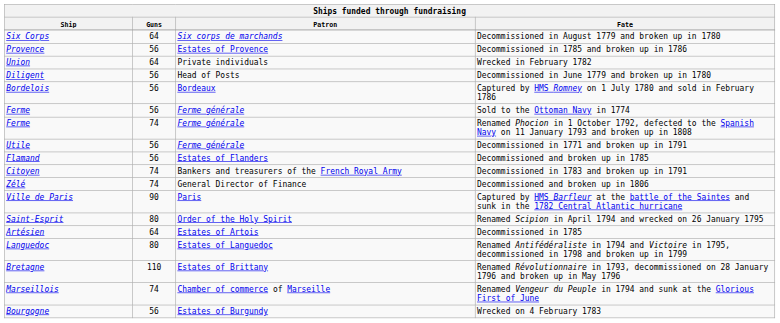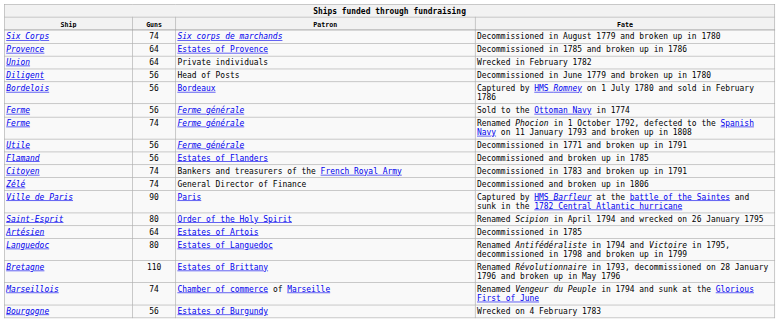(154, 37) 64 -> (154, 37) 74
(154, 50) 56 -> (154, 50) 64
